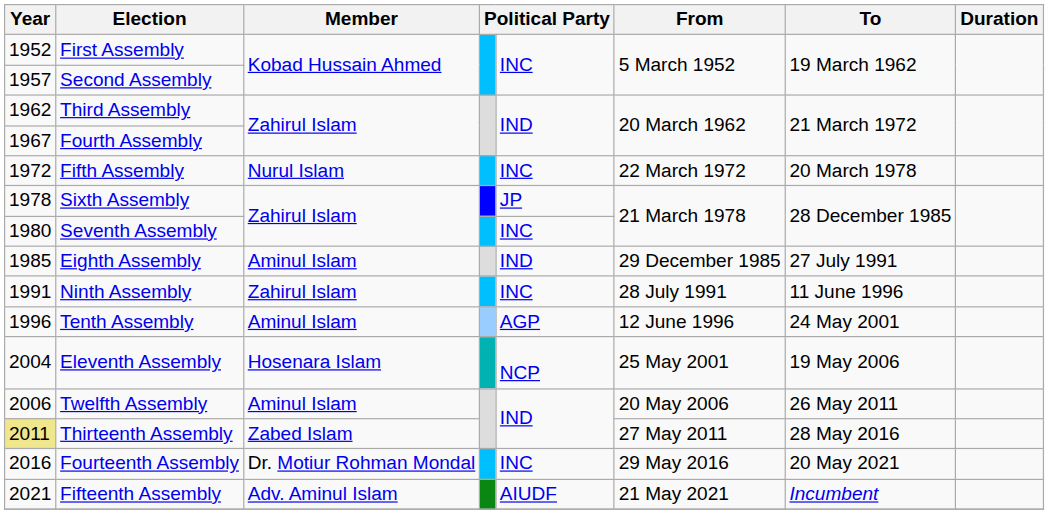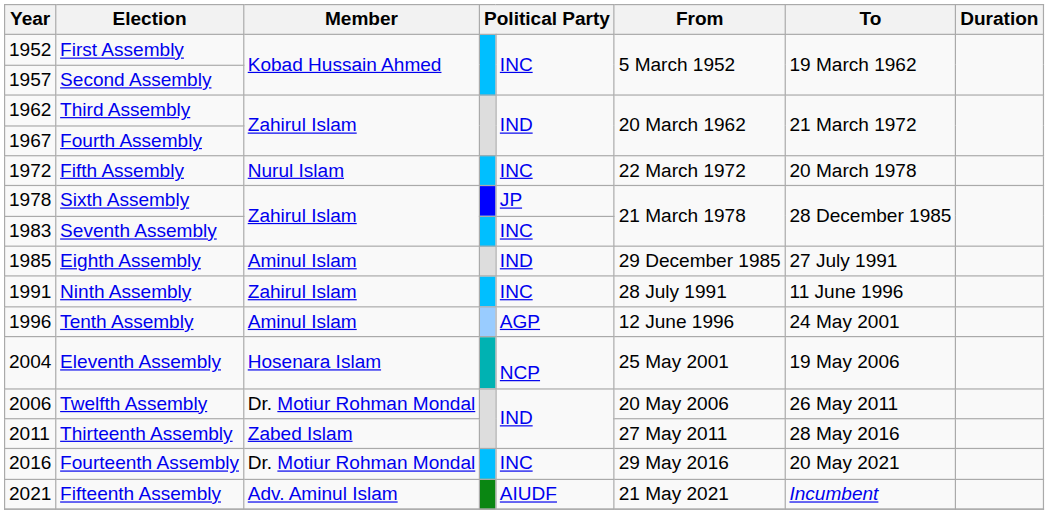(30, 230) 1980 -> (30, 230) 1983
(302, 403) Aminul Islam -> (362, 403) Dr. Motiur Rohman Mondal
(29, 433) khaki background -> (29, 433) no background
